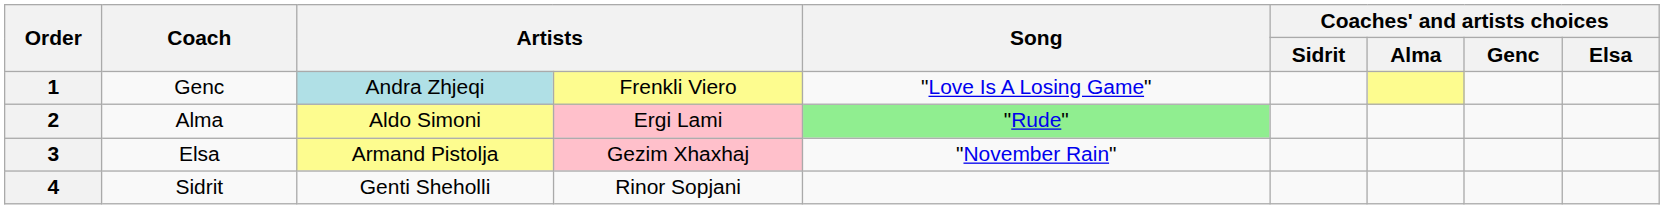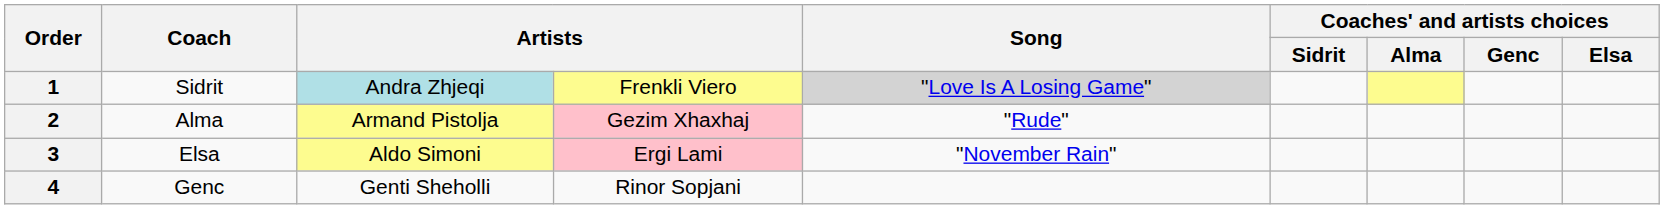(199, 87) Genc -> (199, 87) Sidrit
(1036, 87) no background -> (1036, 87) lightgrey background
(425, 120) Aldo Simoni -> (425, 120) Armand Pistolja
(678, 120) Ergi Lami -> (678, 120) Gezim Xhaxhaj
(1036, 120) lightgreen background -> (1036, 120) no background
(425, 154) Armand Pistolja -> (425, 154) Aldo Simoni
(678, 154) Gezim Xhaxhaj -> (678, 154) Ergi Lami
(199, 187) Sidrit -> (199, 187) Genc
